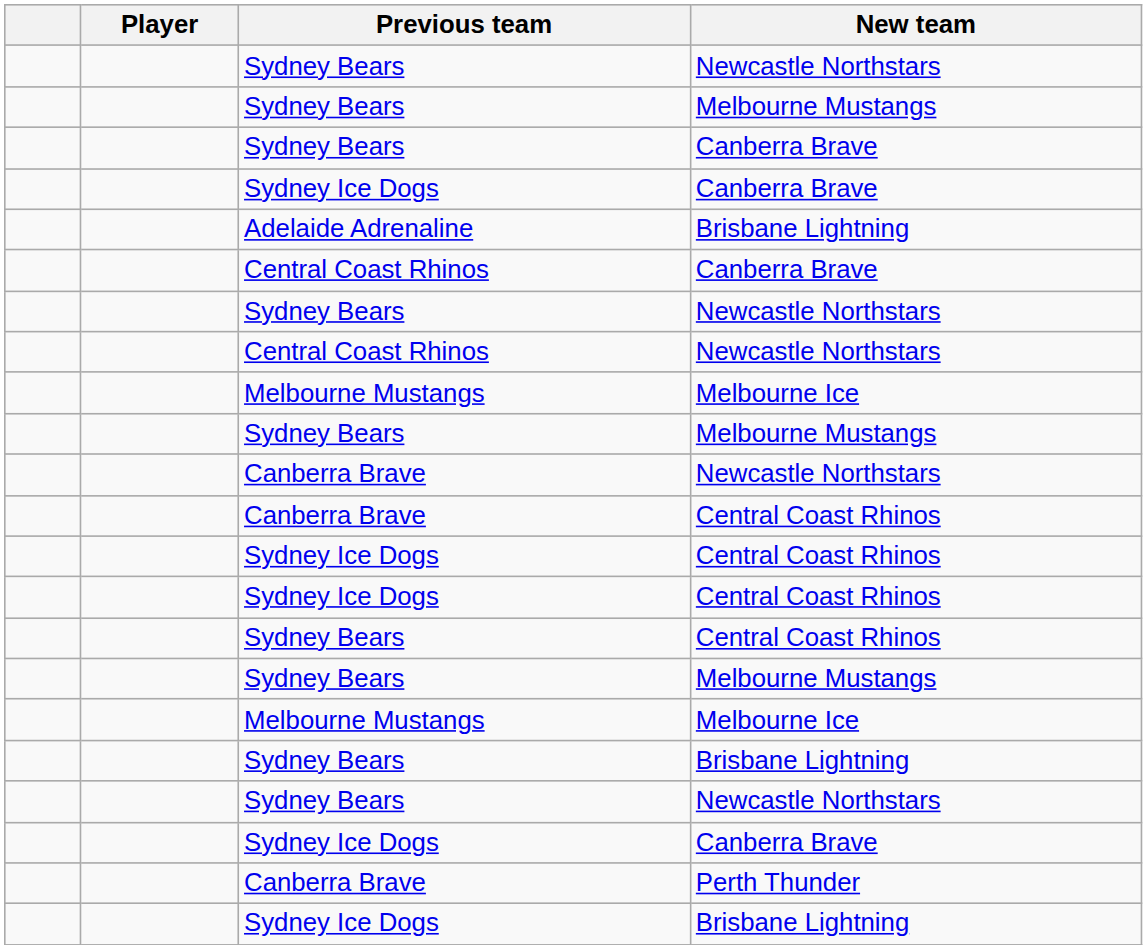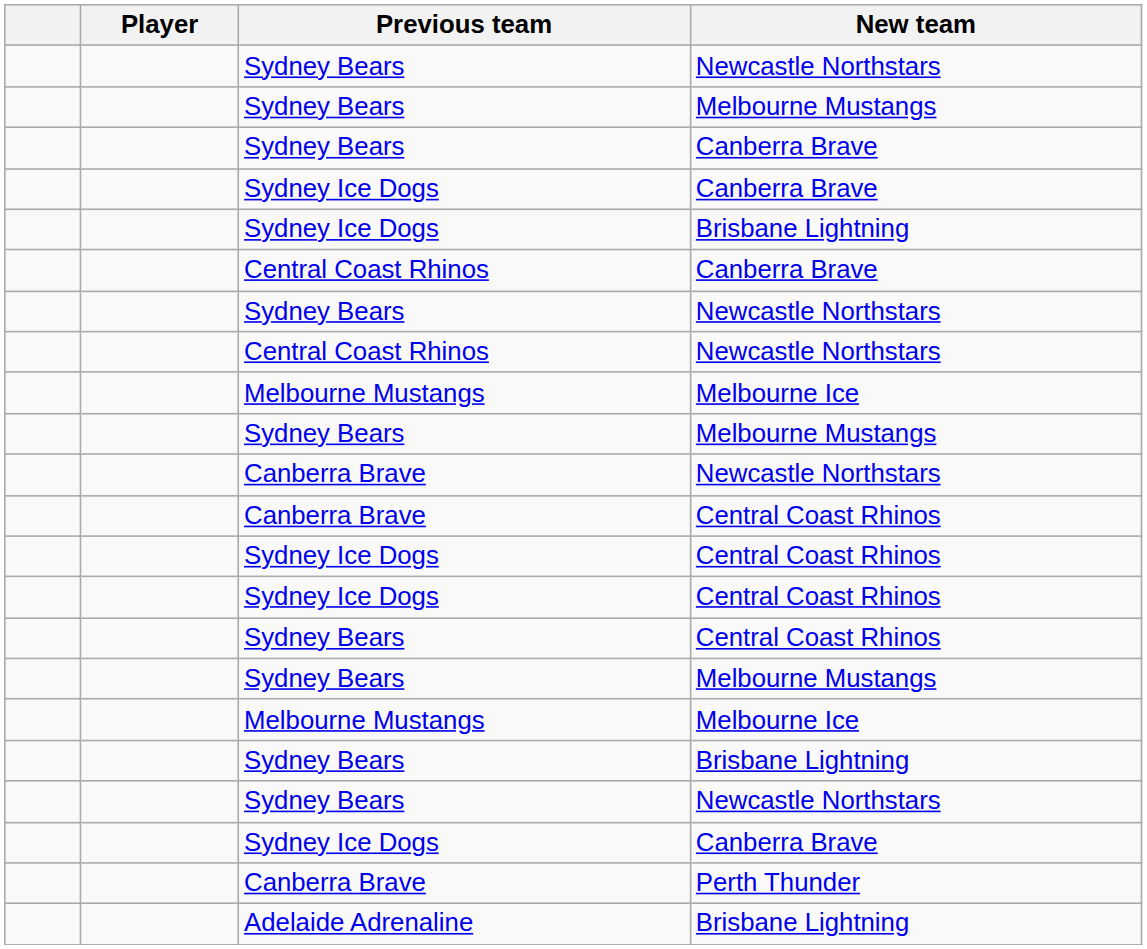rows swapped: (341, 923) <-> (359, 229)
